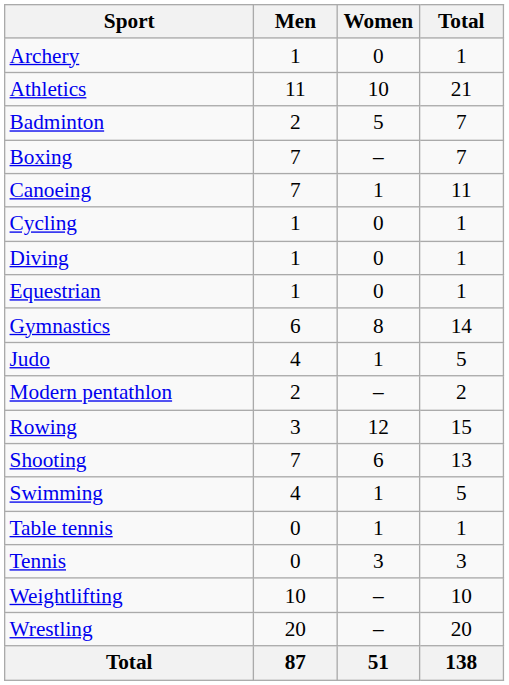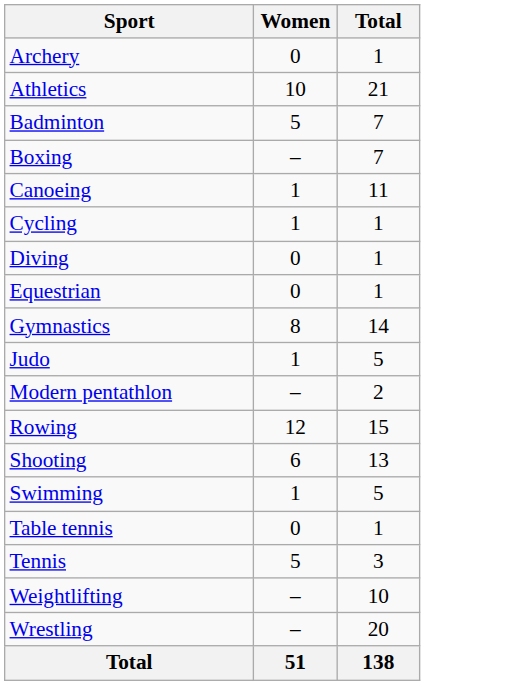- column: (295, 21)
(378, 223) 0 -> (295, 223) 1
(378, 527) 1 -> (295, 527) 0
(378, 561) 3 -> (295, 561) 5
